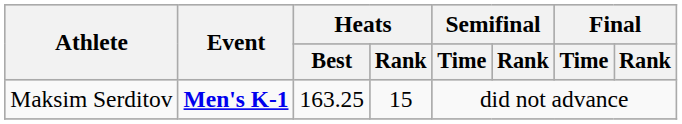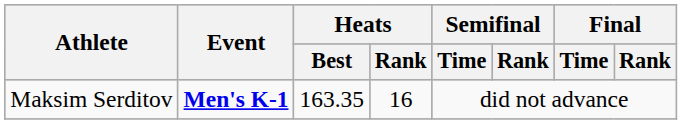(332, 99) 163.25 -> (332, 99) 163.35
(401, 99) 15 -> (401, 99) 16
